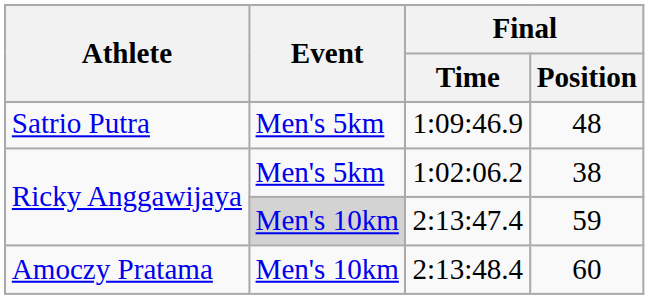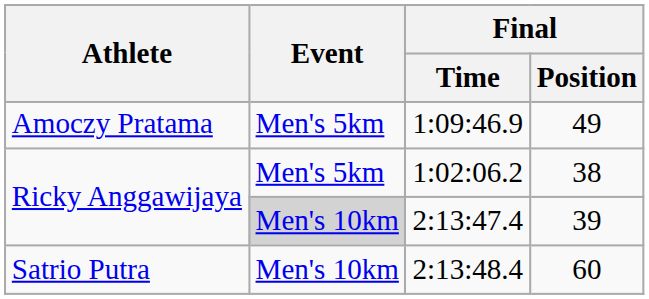(81, 124) Satrio Putra -> (112, 124) Amoczy Pratama
(587, 124) 48 -> (587, 124) 49
(587, 220) 59 -> (587, 220) 39
(112, 268) Amoczy Pratama -> (81, 268) Satrio Putra
